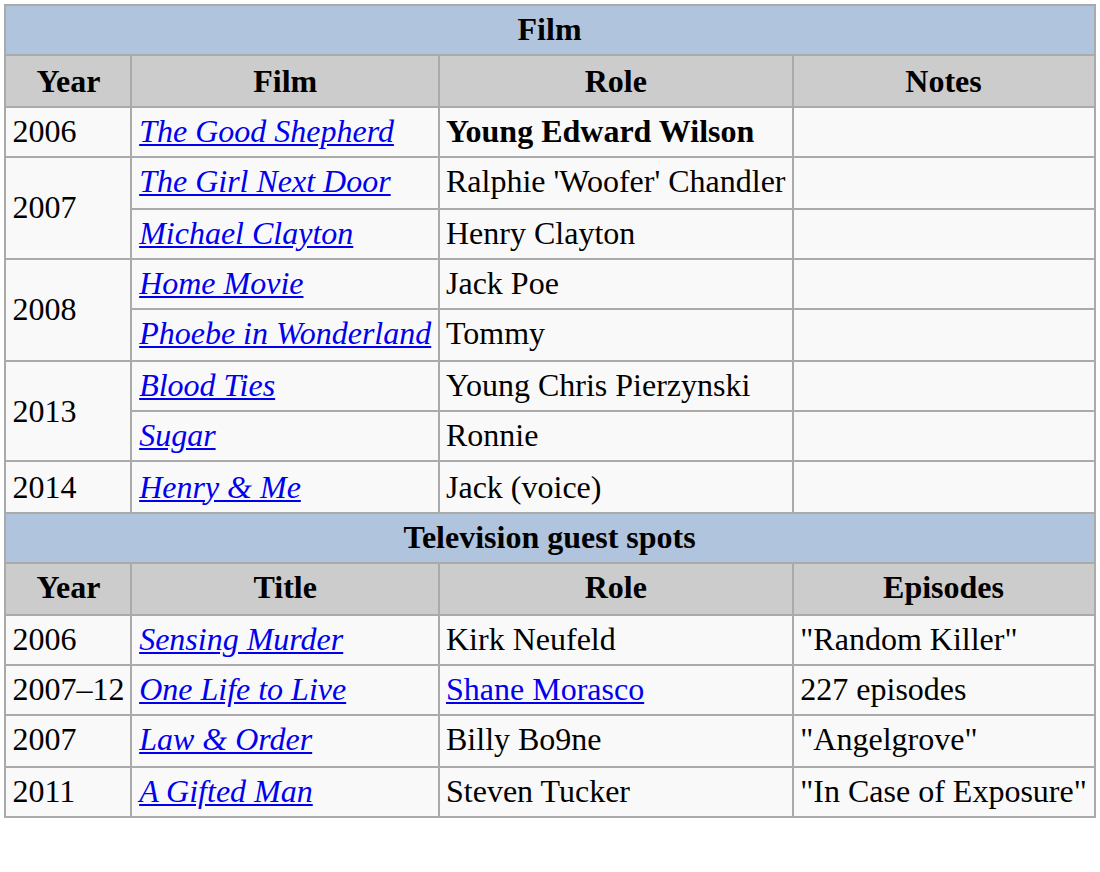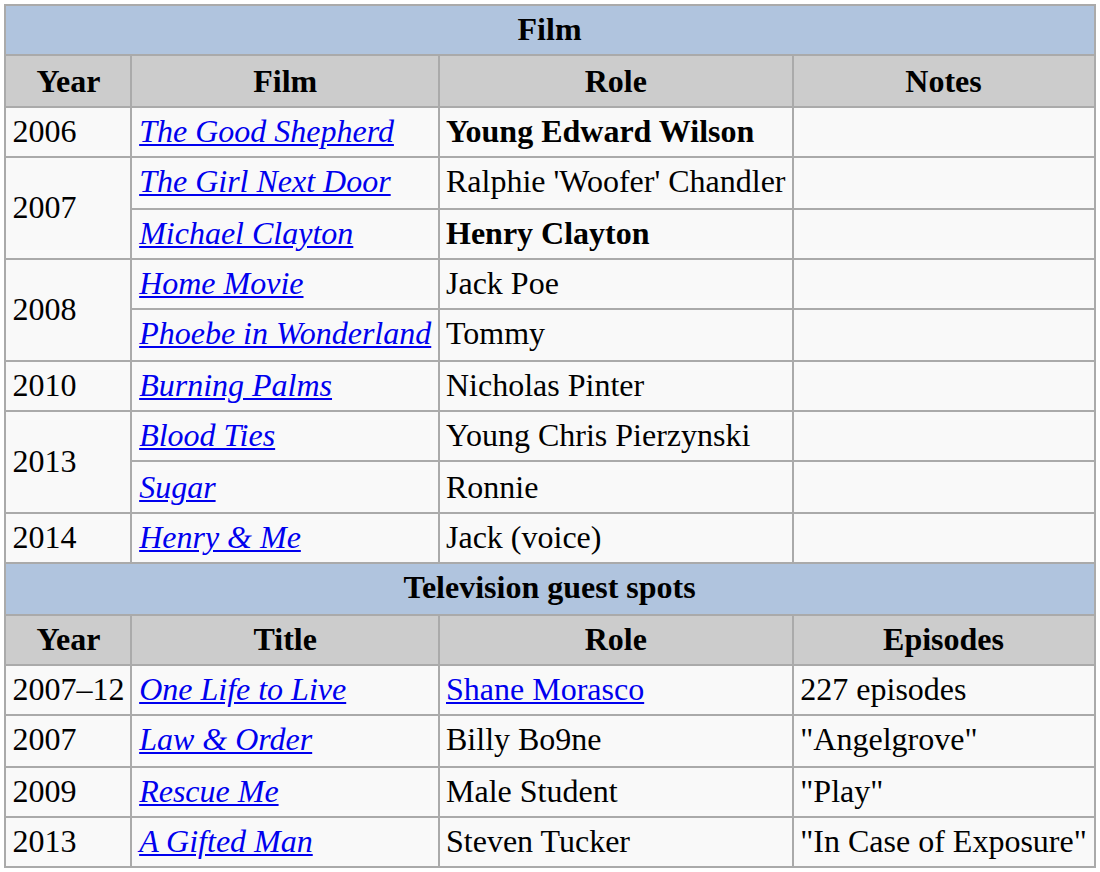(541, 232) normal -> (548, 232) bold
+ row: (236, 385)
- row: (241, 638)
+ row: (209, 791)
(44, 791) 2011 -> (44, 841) 2013
